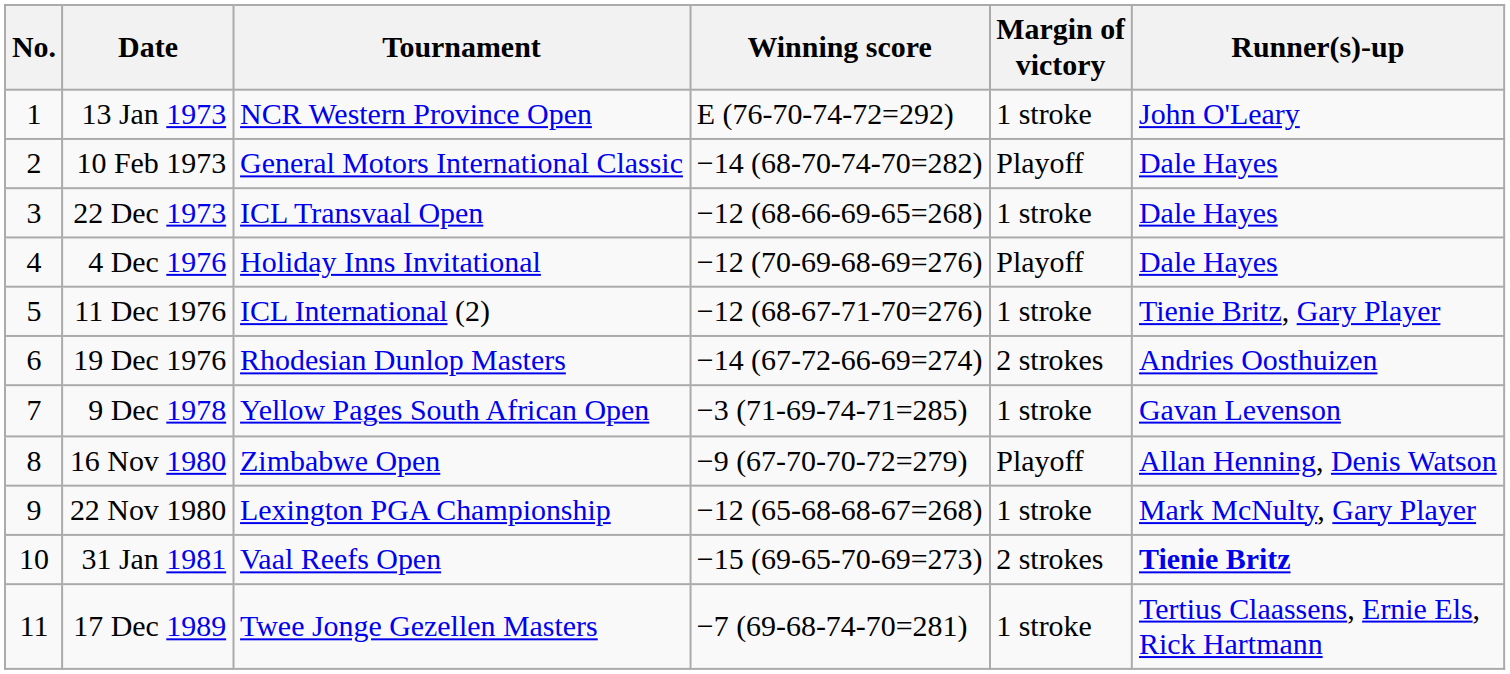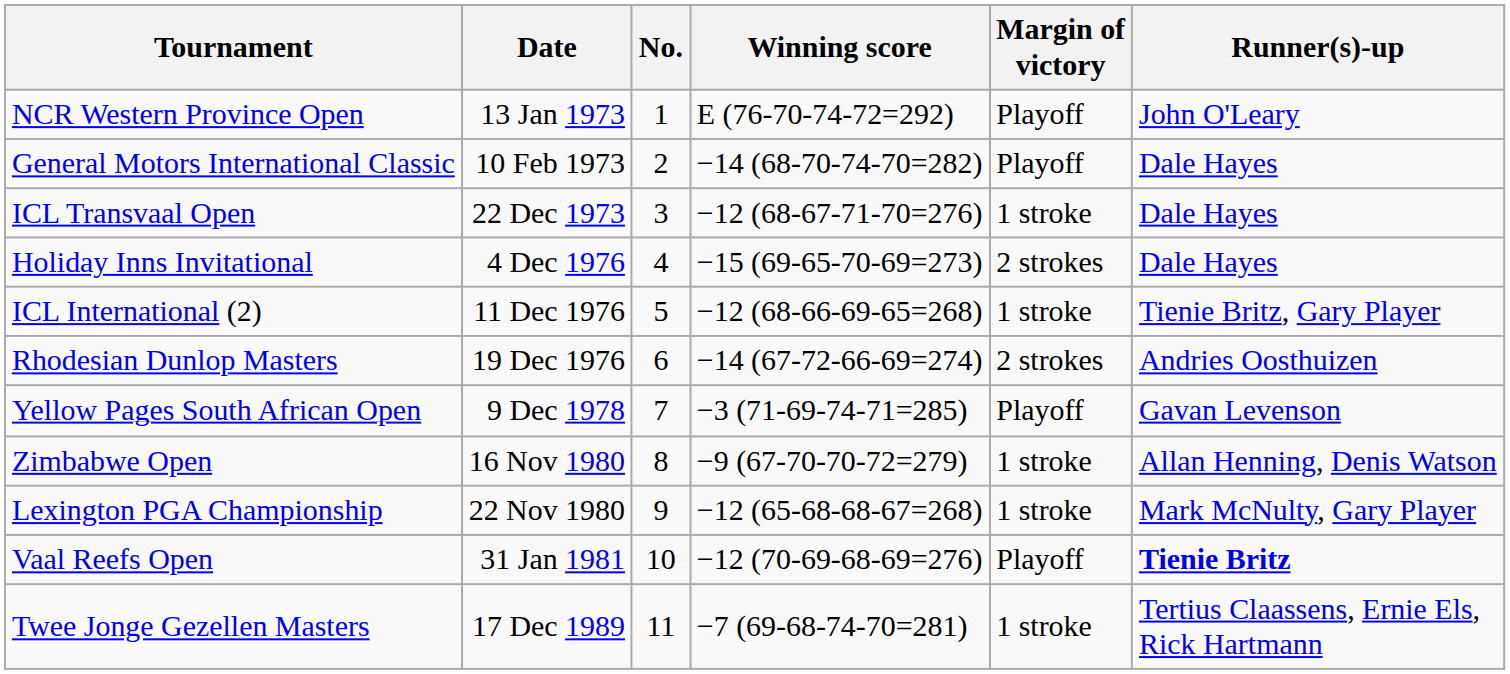columns swapped: (34, 47) <-> (461, 47)
(1044, 114) 1 stroke -> (1040, 114) Playoff
(840, 212) −12 (68-66-69-65=268) -> (840, 212) −12 (68-67-71-70=276)
(840, 262) −12 (70-69-68-69=276) -> (840, 262) −15 (69-65-70-69=273)
(1040, 262) Playoff -> (1050, 262) 2 strokes
(840, 311) −12 (68-67-71-70=276) -> (840, 311) −12 (68-66-69-65=268)
(1044, 410) 1 stroke -> (1040, 410) Playoff
(1040, 459) Playoff -> (1044, 459) 1 stroke
(840, 558) −15 (69-65-70-69=273) -> (840, 558) −12 (70-69-68-69=276)
(1050, 558) 2 strokes -> (1040, 558) Playoff
